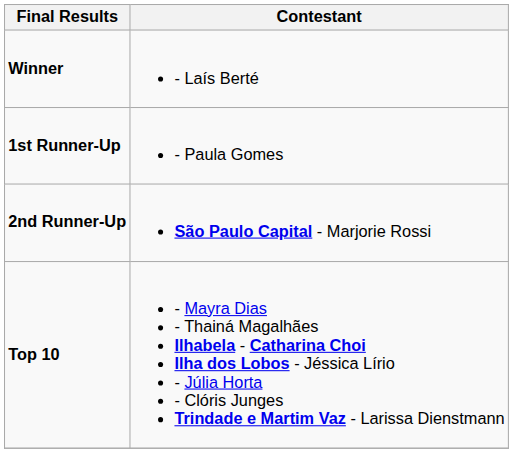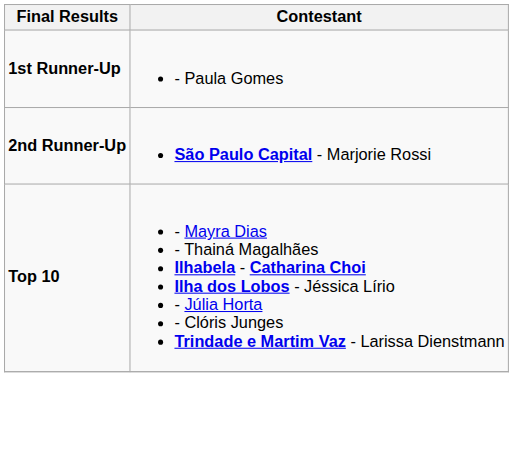- row: (36, 68)
